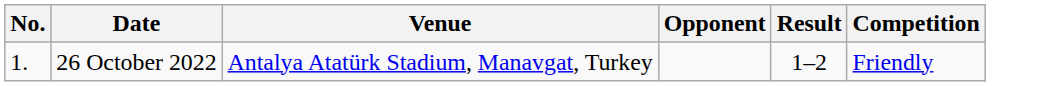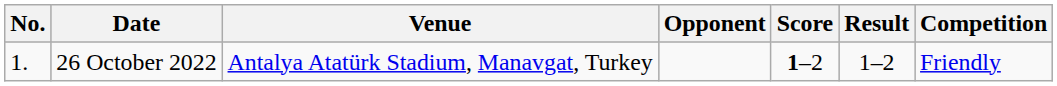+ column: (805, 23)
